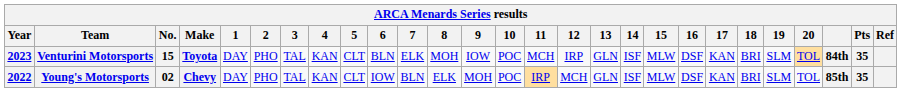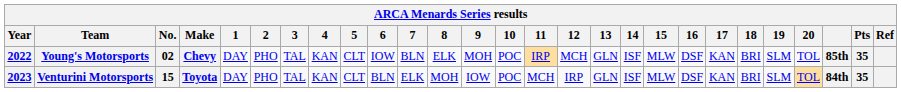rows swapped: (95, 77) <-> (95, 56)
